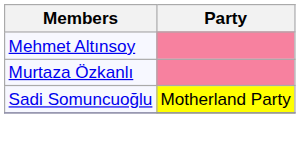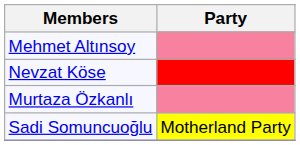+ row: (57, 73)
